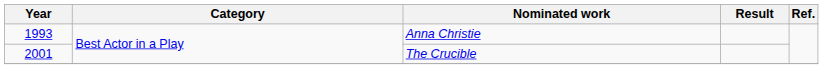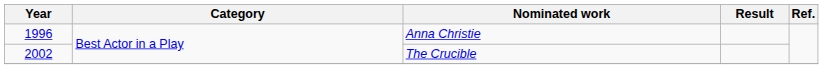(38, 34) 1993 -> (38, 34) 1996
(38, 53) 2001 -> (38, 53) 2002
